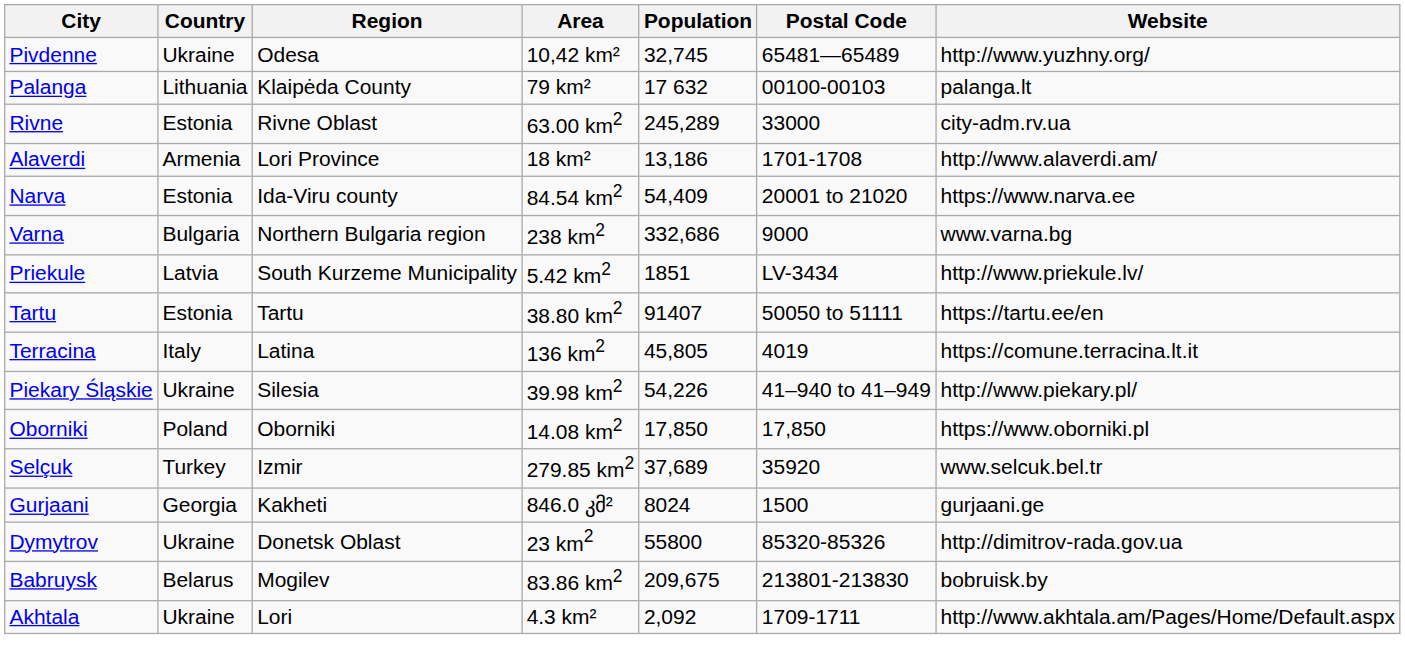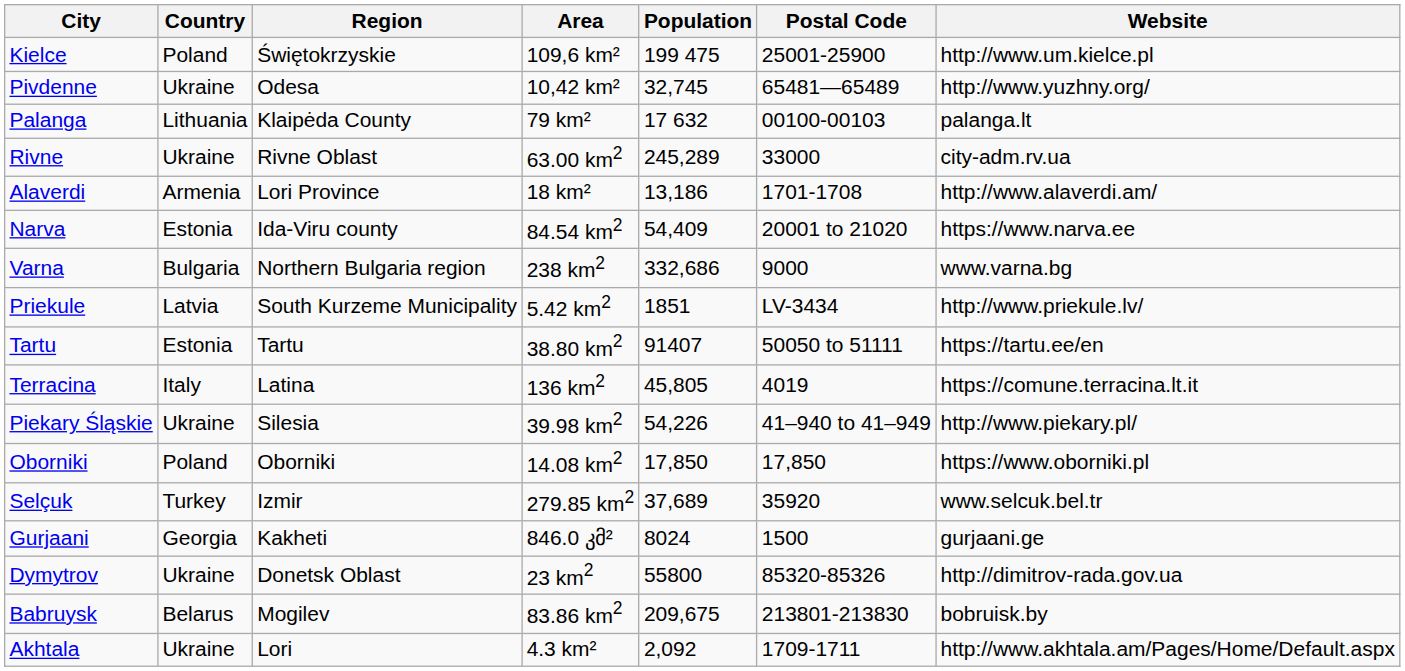+ row: (38, 54)
(197, 123) Estonia -> (199, 156) Ukraine
